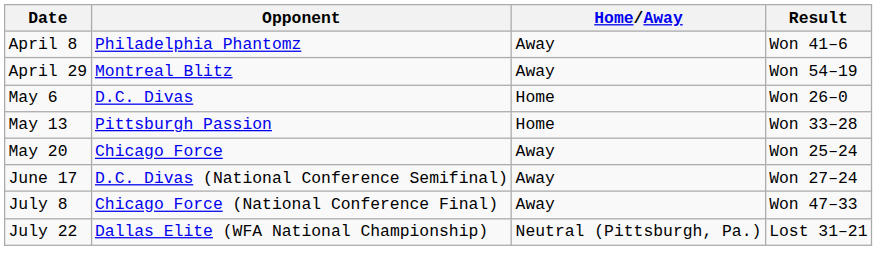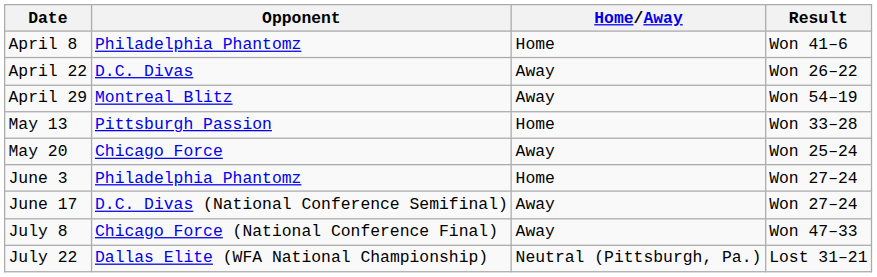(535, 45) Away -> (535, 45) Home
+ row: (48, 71)
- row: (33, 98)
+ row: (38, 178)
